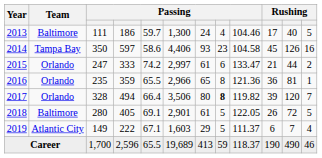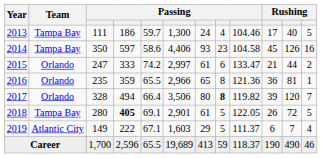(58, 33) Baltimore -> (58, 33) Tampa Bay
(58, 113) Baltimore -> (58, 113) Tampa Bay
(127, 113) normal -> (127, 113) bold
